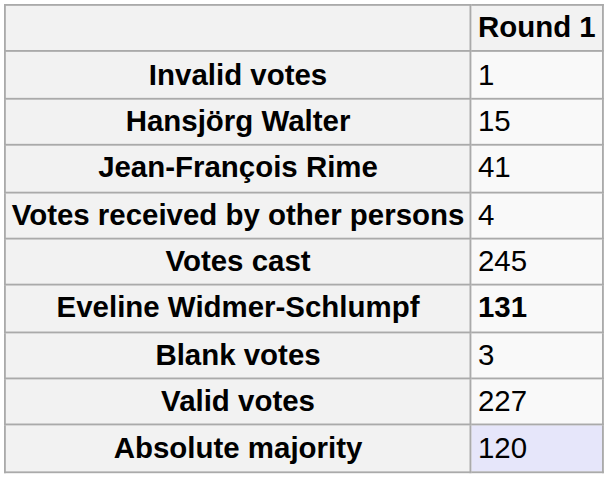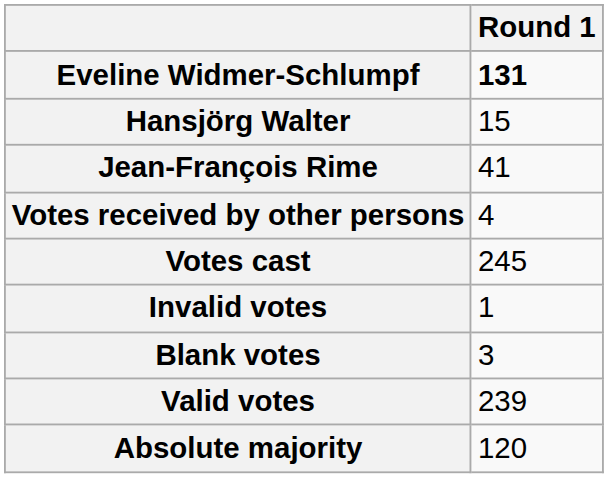rows swapped: (238, 307) <-> (238, 74)
(503, 401) 227 -> (503, 401) 239
(503, 448) lavender background -> (503, 448) no background
